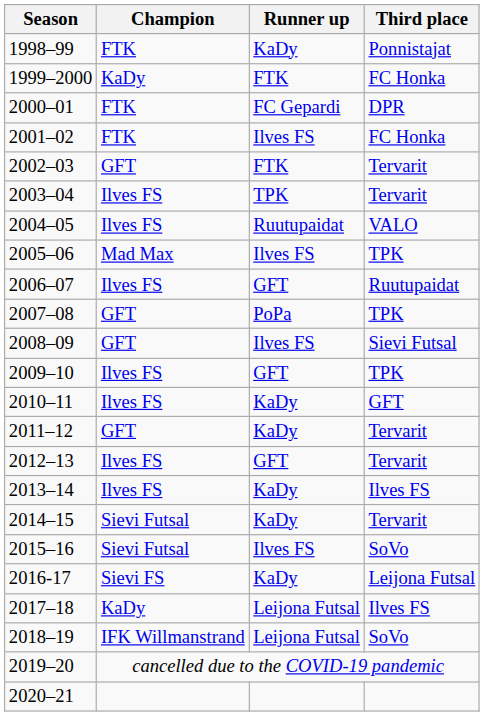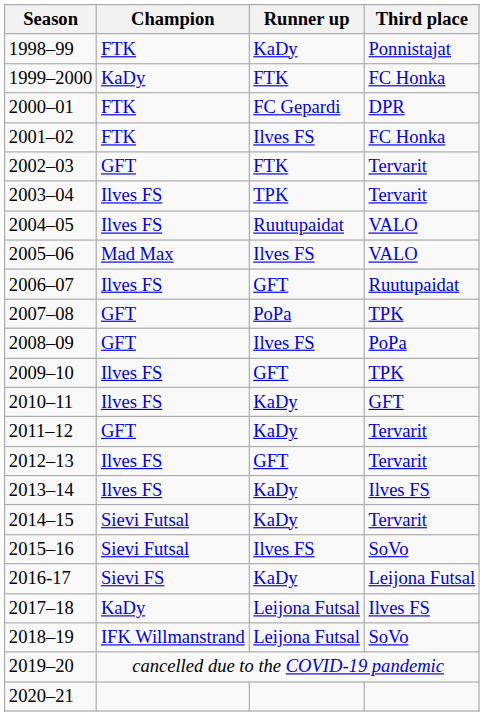(386, 254) TPK -> (393, 254) VALO
(413, 343) Sievi Futsal -> (388, 343) PoPa
